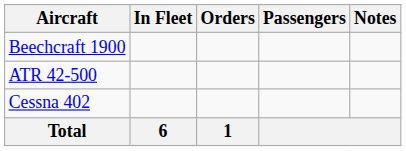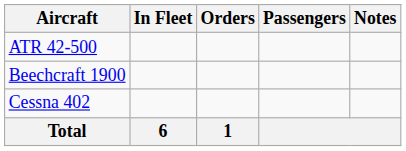rows swapped: (53, 74) <-> (67, 46)
